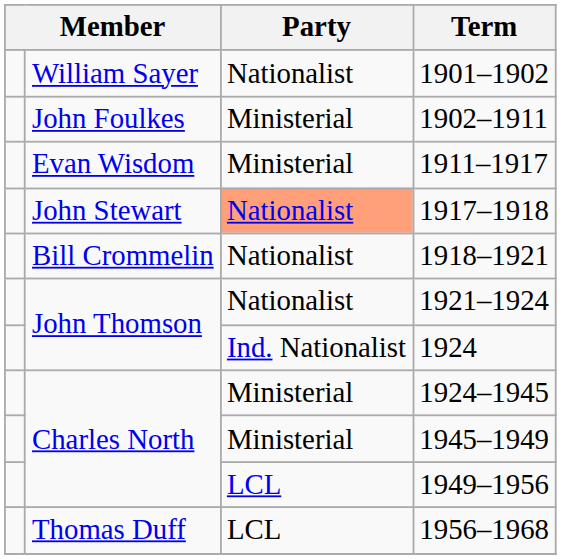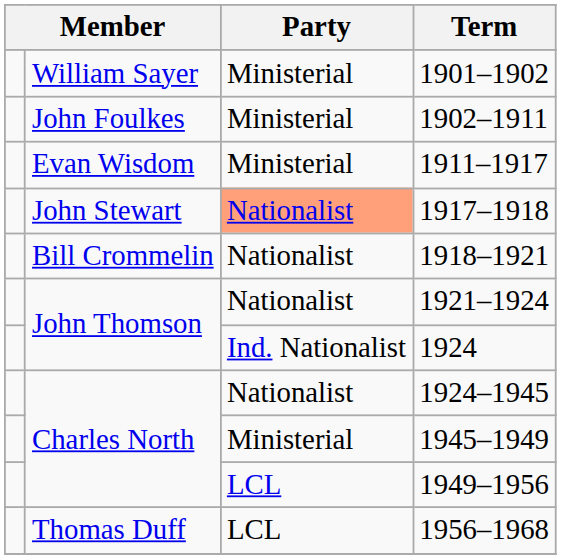(290, 73) Nationalist -> (290, 73) Ministerial
(290, 392) Ministerial -> (290, 392) Nationalist
